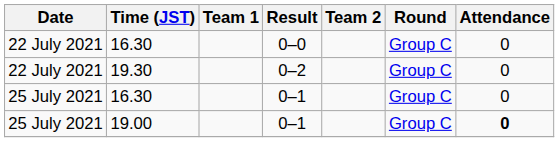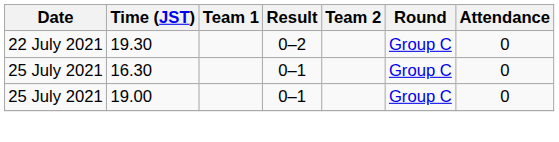- row: (131, 44)
(505, 123) bold -> (505, 96) normal
